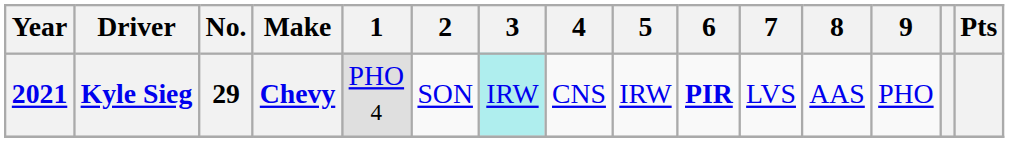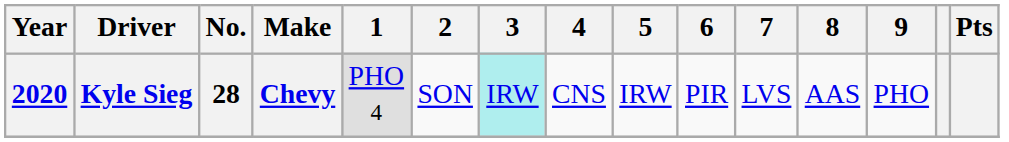(40, 93) 2021 -> (40, 93) 2020
(226, 93) 29 -> (226, 93) 28
(709, 93) bold -> (707, 93) normal
